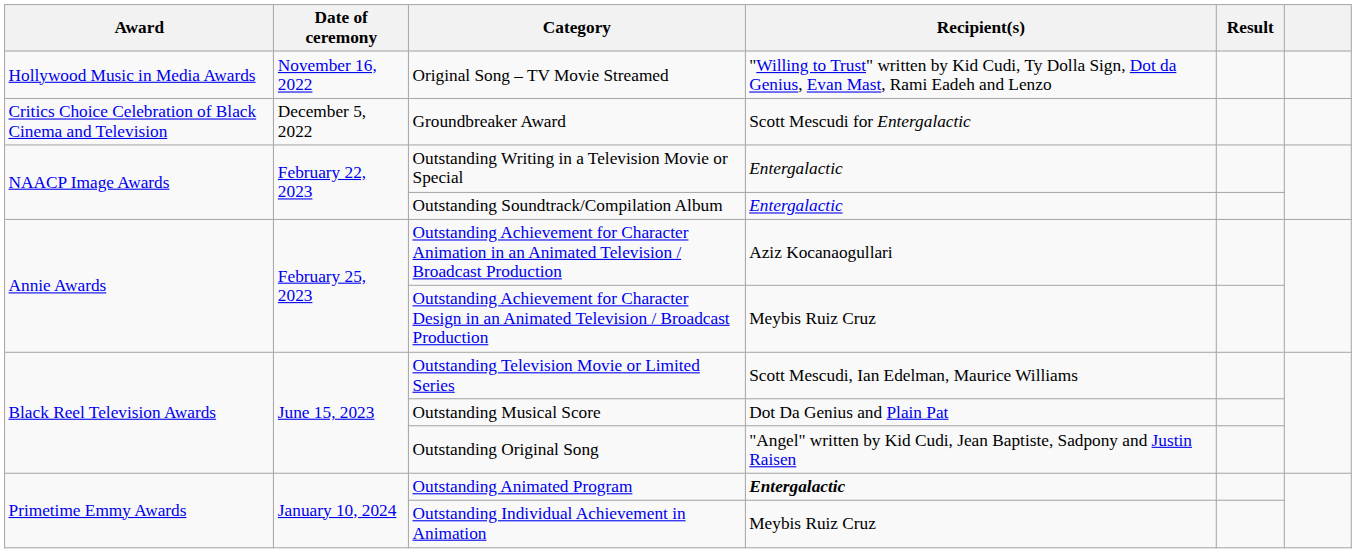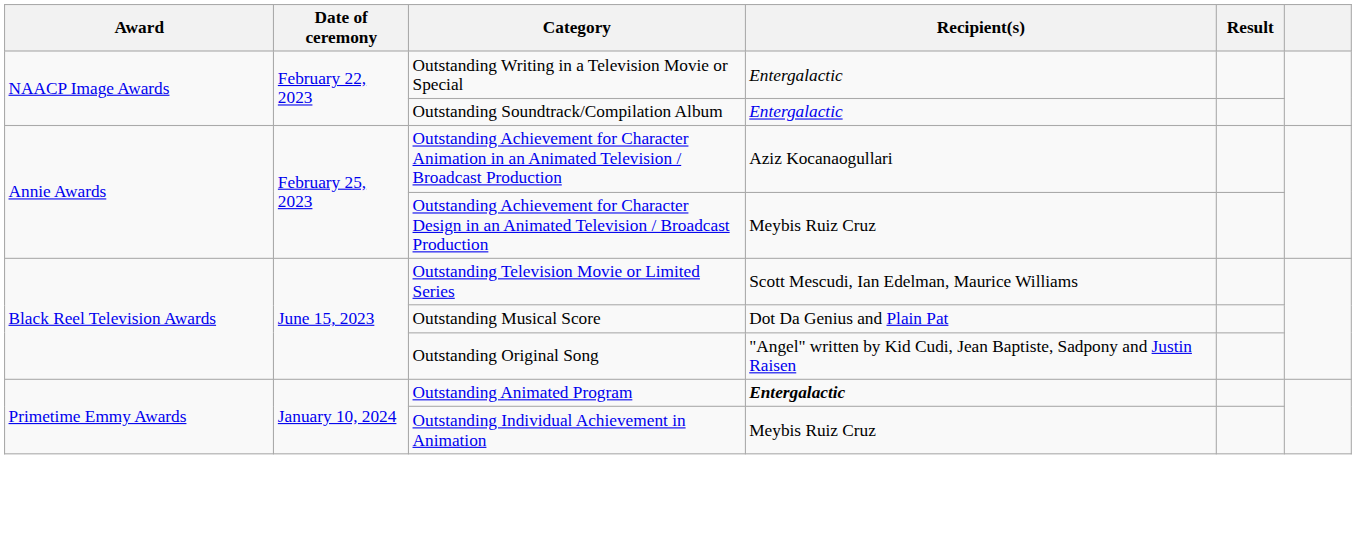- row: (541, 74)
- row: (489, 121)
